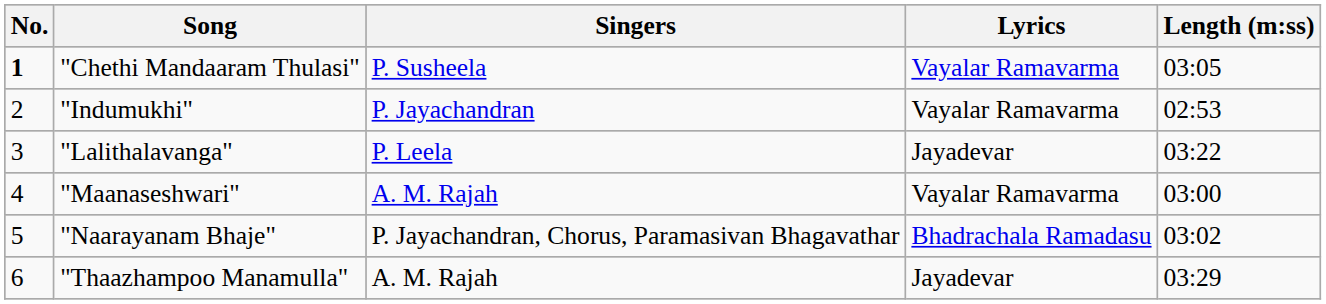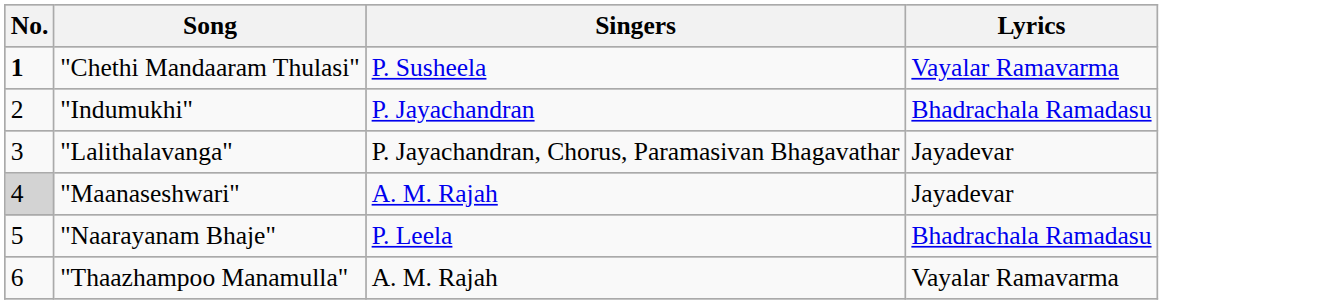- column: (1239, 25)
(1015, 109) Vayalar Ramavarma -> (1031, 109) Bhadrachala Ramadasu
(412, 152) P. Leela -> (636, 152) P. Jayachandran, Chorus, Paramasivan Bhagavathar
(17, 194) no background -> (17, 194) lightgrey background
(1015, 194) Vayalar Ramavarma -> (962, 194) Jayadevar
(636, 236) P. Jayachandran, Chorus, Paramasivan Bhagavathar -> (412, 236) P. Leela
(962, 278) Jayadevar -> (1015, 278) Vayalar Ramavarma
